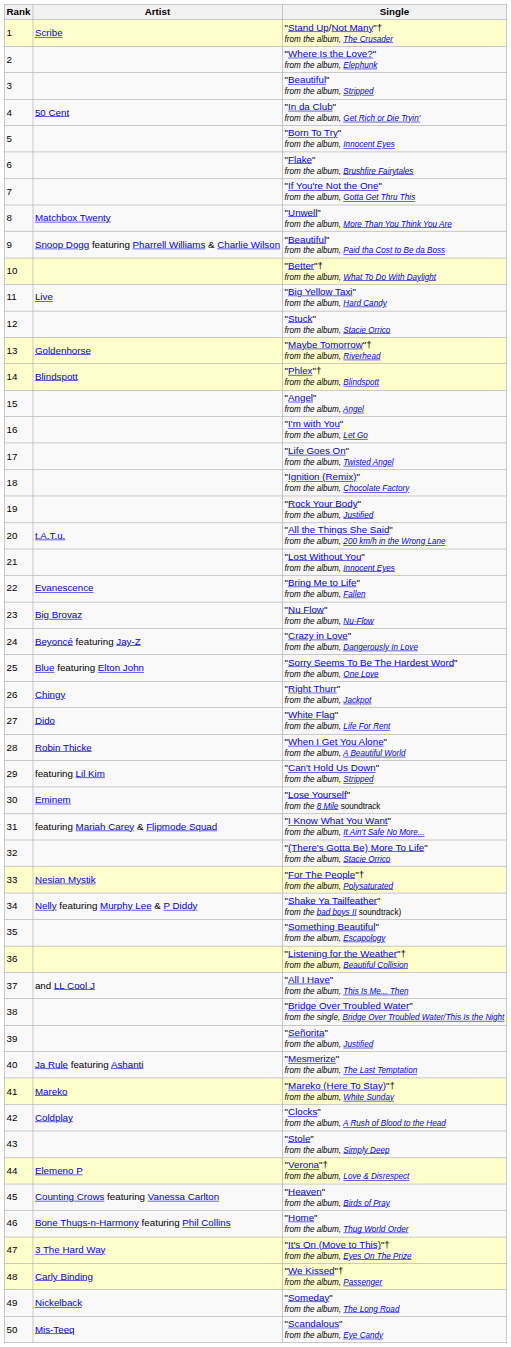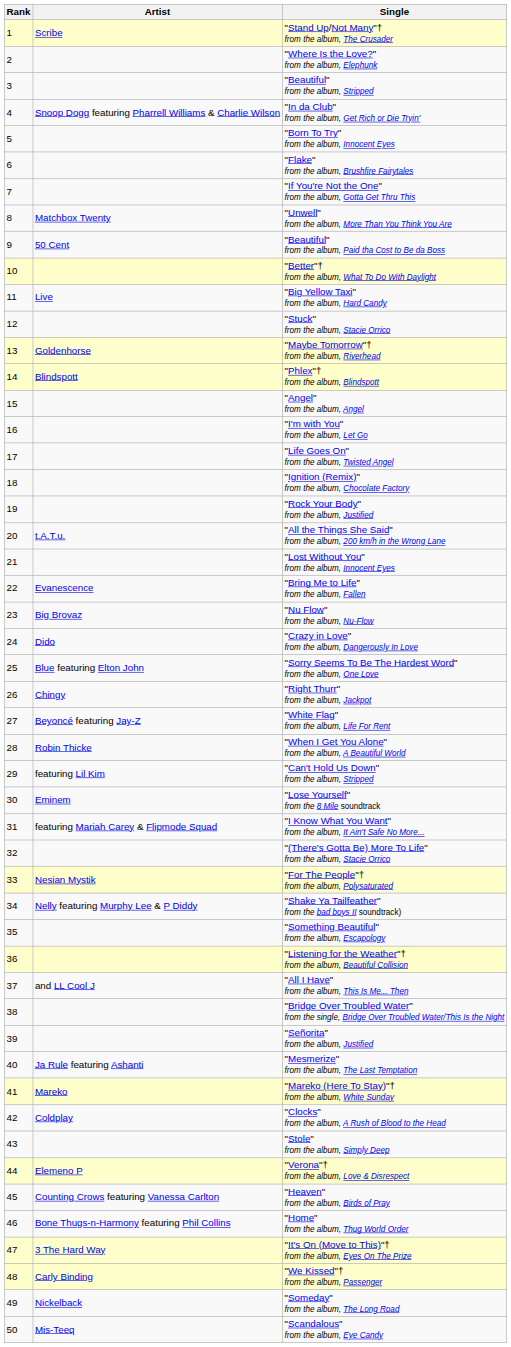(52, 112) 50 Cent -> (158, 112) Snoop Dogg featuring Pharrell Williams & Charlie Wilson
(158, 244) Snoop Dogg featuring Pharrell Williams & Charlie Wilson -> (52, 244) 50 Cent
(88, 641) Beyoncé featuring Jay-Z -> (45, 641) Dido
(45, 721) Dido -> (88, 721) Beyoncé featuring Jay-Z
